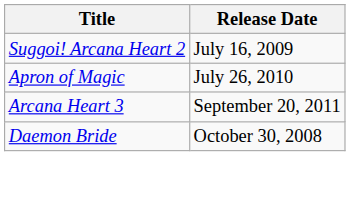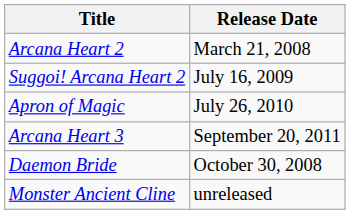+ row: (66, 48)
+ row: (92, 194)
